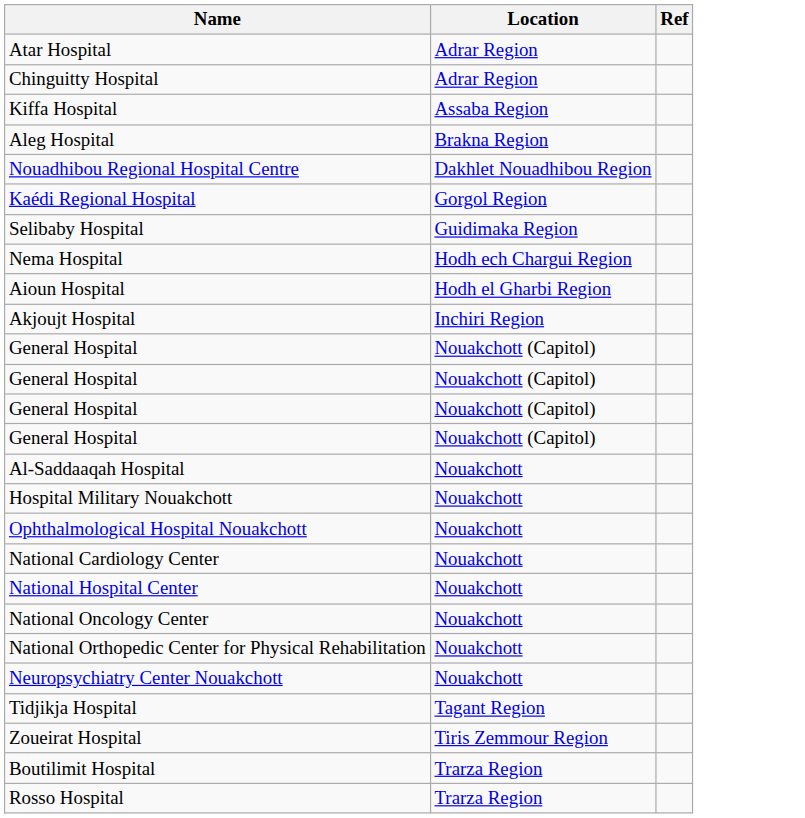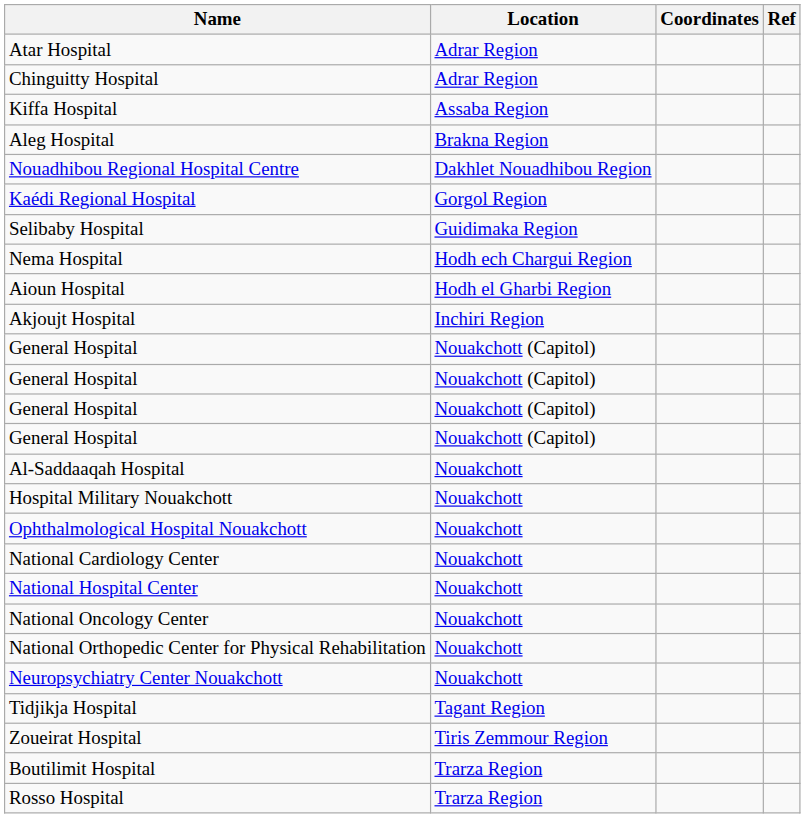+ column: (710, 19)
